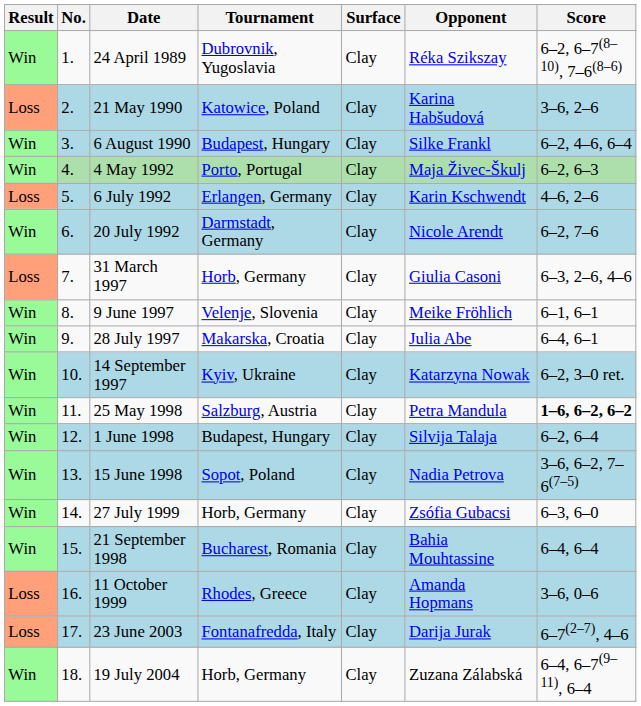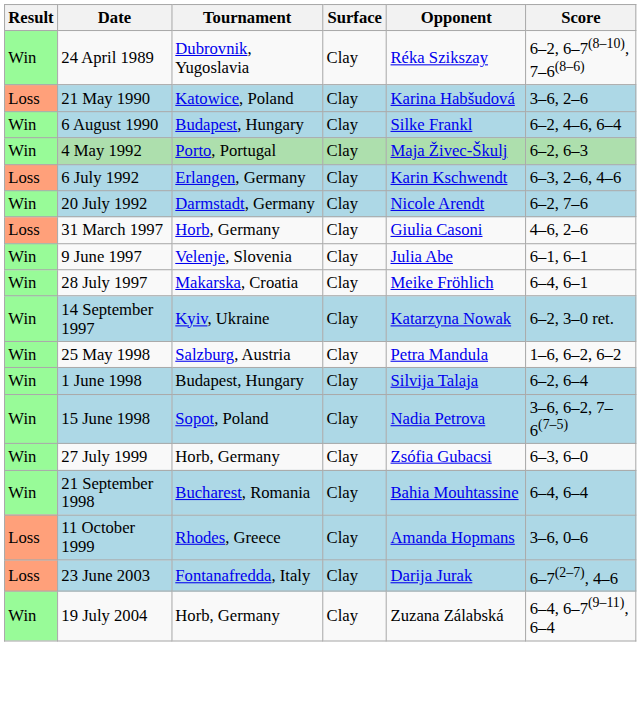- column: (74, 17)
(570, 196) 4–6, 2–6 -> (575, 177) 6–3, 2–6, 4–6
(586, 276) 6–3, 2–6, 4–6 -> (559, 230) 4–6, 2–6
(461, 312) Meike Fröhlich -> (422, 256) Julia Abe
(440, 339) Julia Abe -> (442, 282) Meike Fröhlich
(586, 410) bold -> (575, 354) normal
